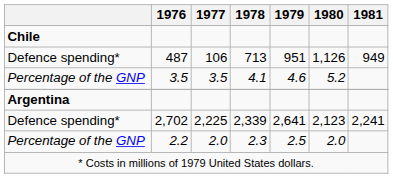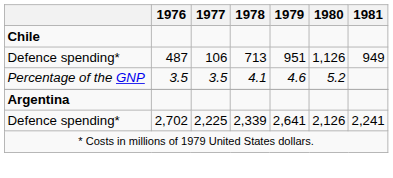(329, 120) 2,123 -> (329, 120) 2,126
- row: (76, 141)
